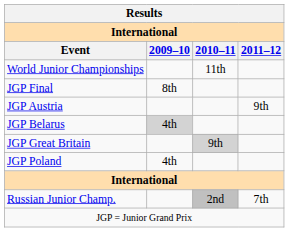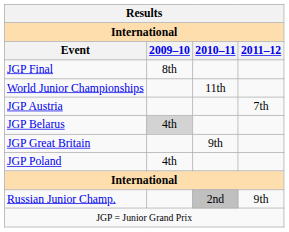rows swapped: (75, 69) <-> (30, 87)
(261, 106) 9th -> (261, 106) 7th
(215, 143) lightgrey background -> (215, 143) no background
(261, 198) 7th -> (261, 198) 9th
